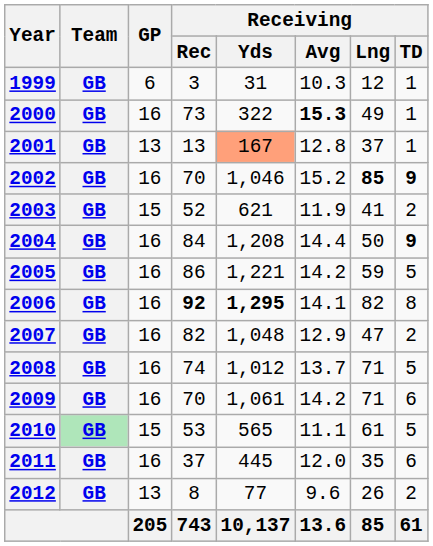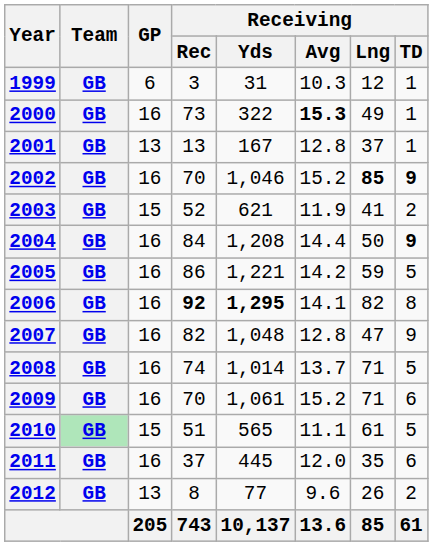(255, 147) lightsalmon background -> (255, 147) no background
(323, 336) 12.9 -> (323, 336) 12.8
(411, 336) 2 -> (411, 336) 9
(255, 368) 1,012 -> (255, 368) 1,014
(323, 399) 14.2 -> (323, 399) 15.2
(194, 431) 53 -> (194, 431) 51
